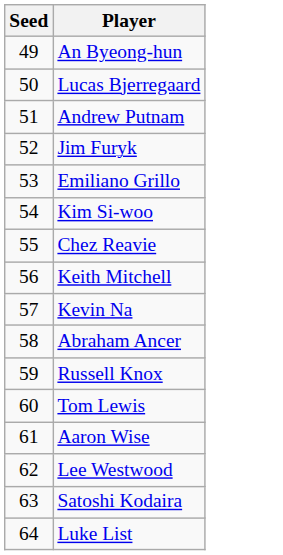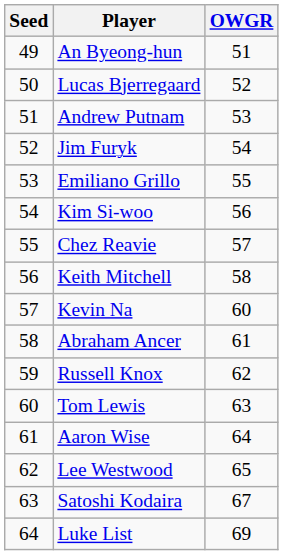+ column: (241, 20)
